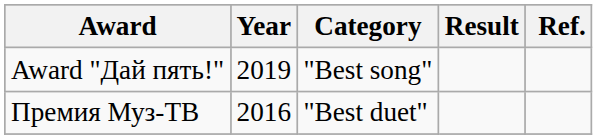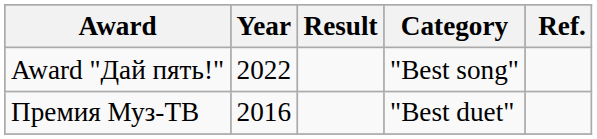columns swapped: (368, 26) <-> (482, 26)
(264, 69) 2019 -> (264, 69) 2022
